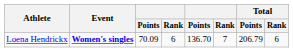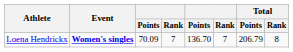(173, 40) 6 -> (173, 40) 7
(277, 40) 6 -> (277, 40) 8
